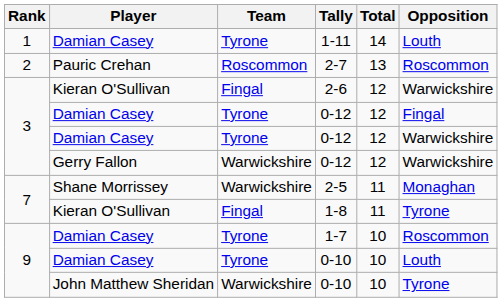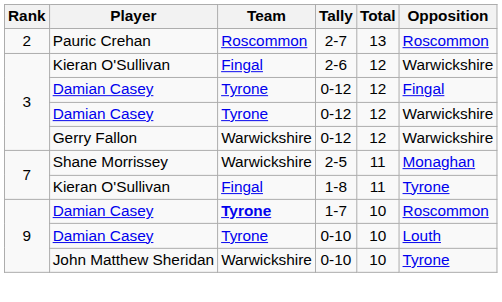- row: (103, 41)
(245, 235) normal -> (246, 211) bold
